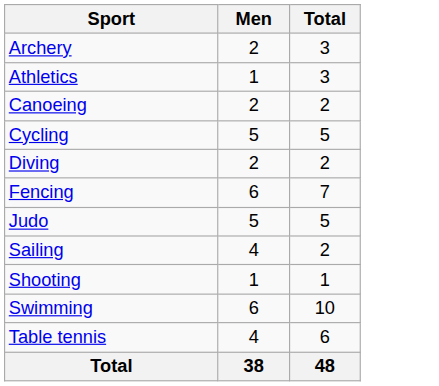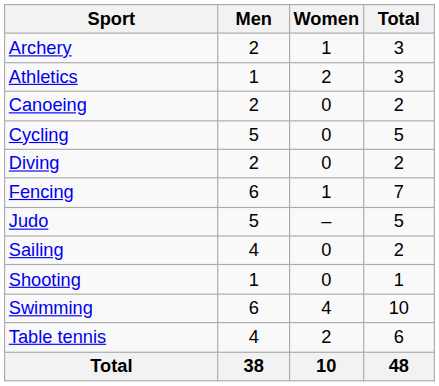+ column: (326, 18)
